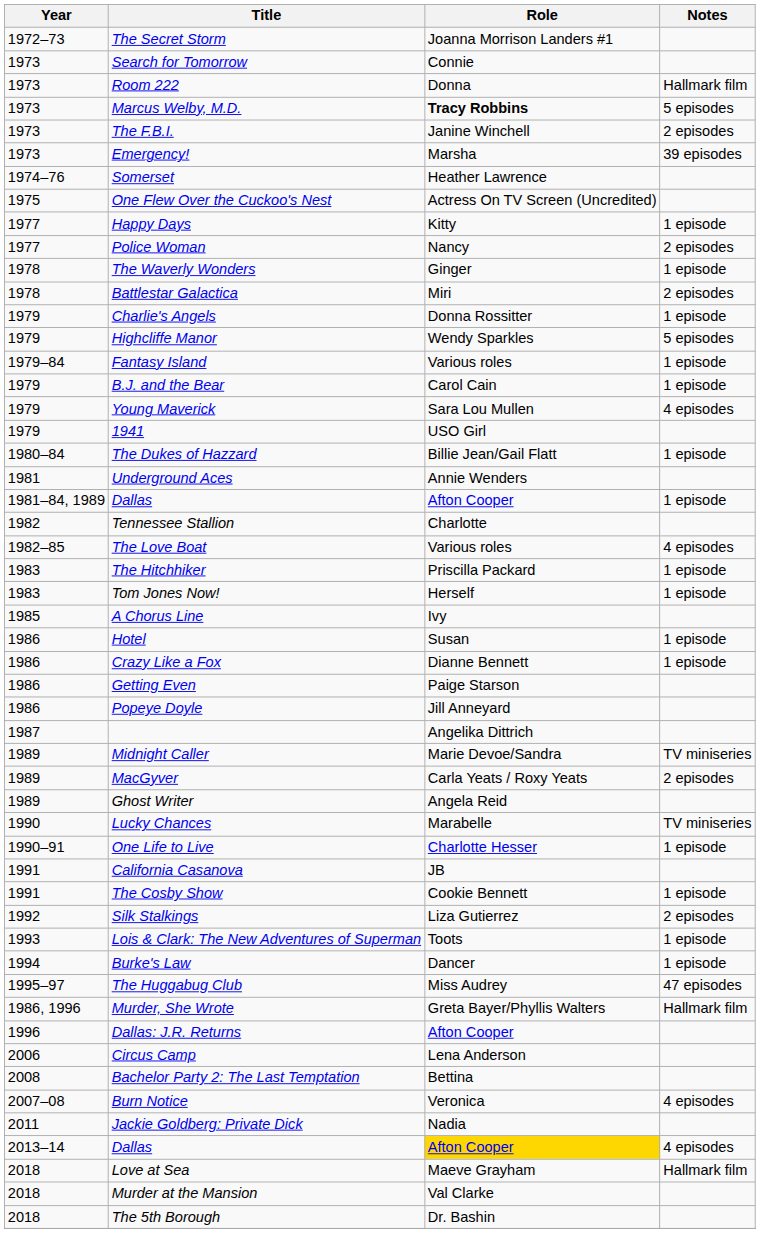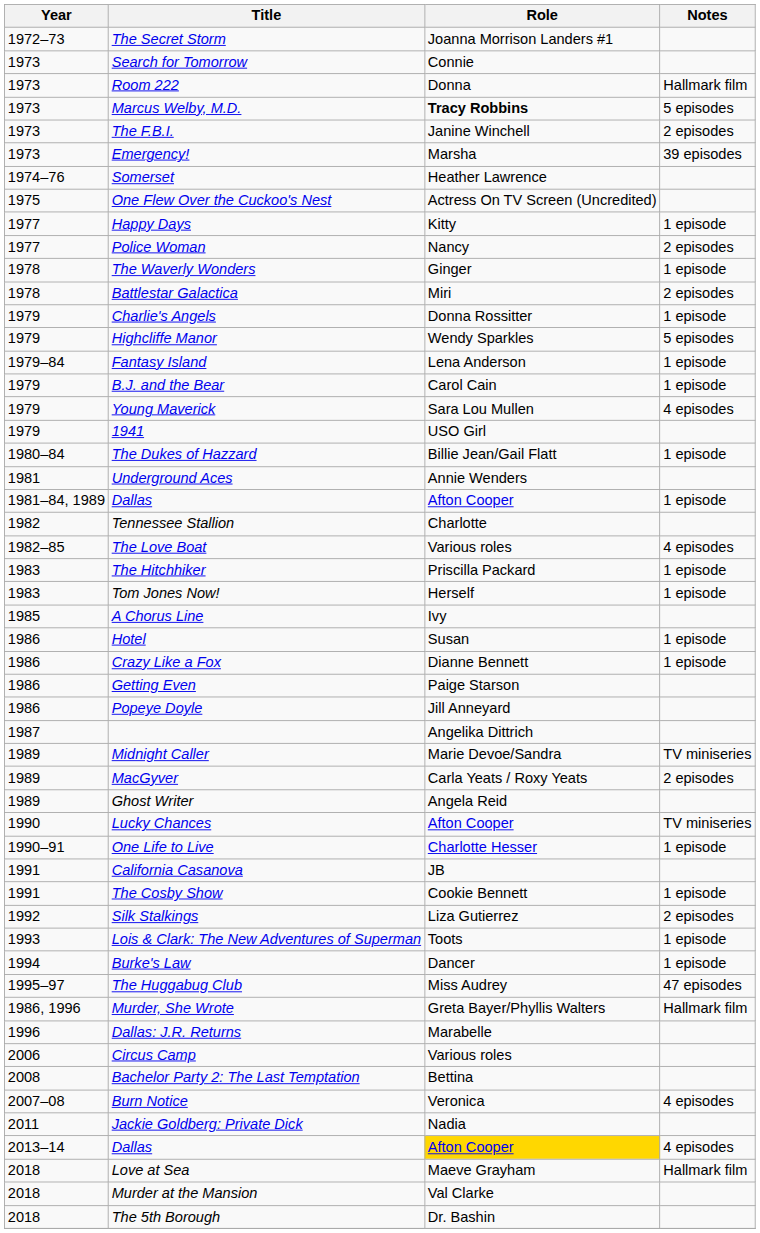(470, 362) Various roles -> (477, 362) Lena Anderson
(460, 824) Marabelle -> (471, 824) Afton Cooper
(471, 1032) Afton Cooper -> (460, 1032) Marabelle
(477, 1055) Lena Anderson -> (470, 1055) Various roles
